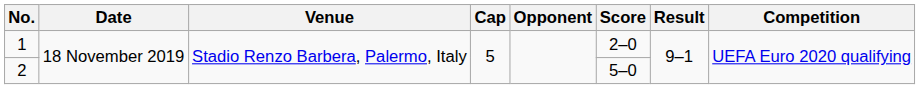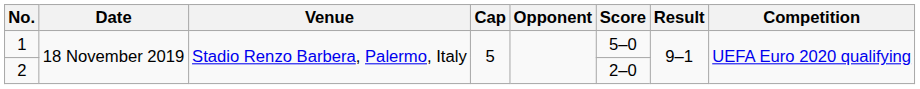(623, 44) 2–0 -> (623, 44) 5–0
(623, 70) 5–0 -> (623, 70) 2–0
